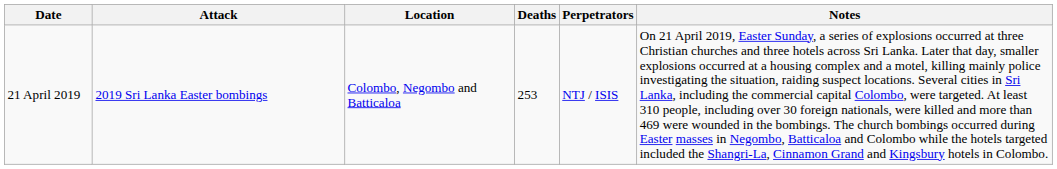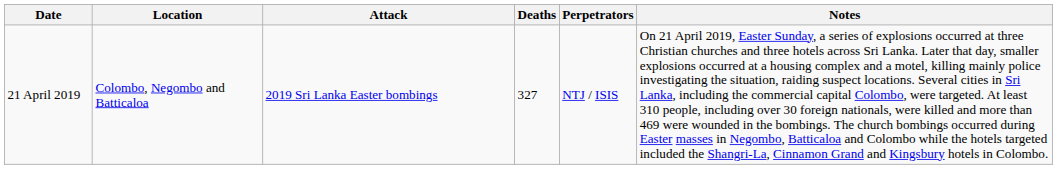columns swapped: (218, 14) <-> (430, 14)
(527, 94) 253 -> (527, 94) 327
